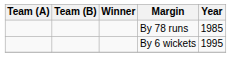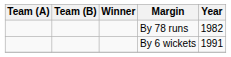(212, 28) 1985 -> (212, 28) 1982
(212, 44) 1995 -> (212, 44) 1991
